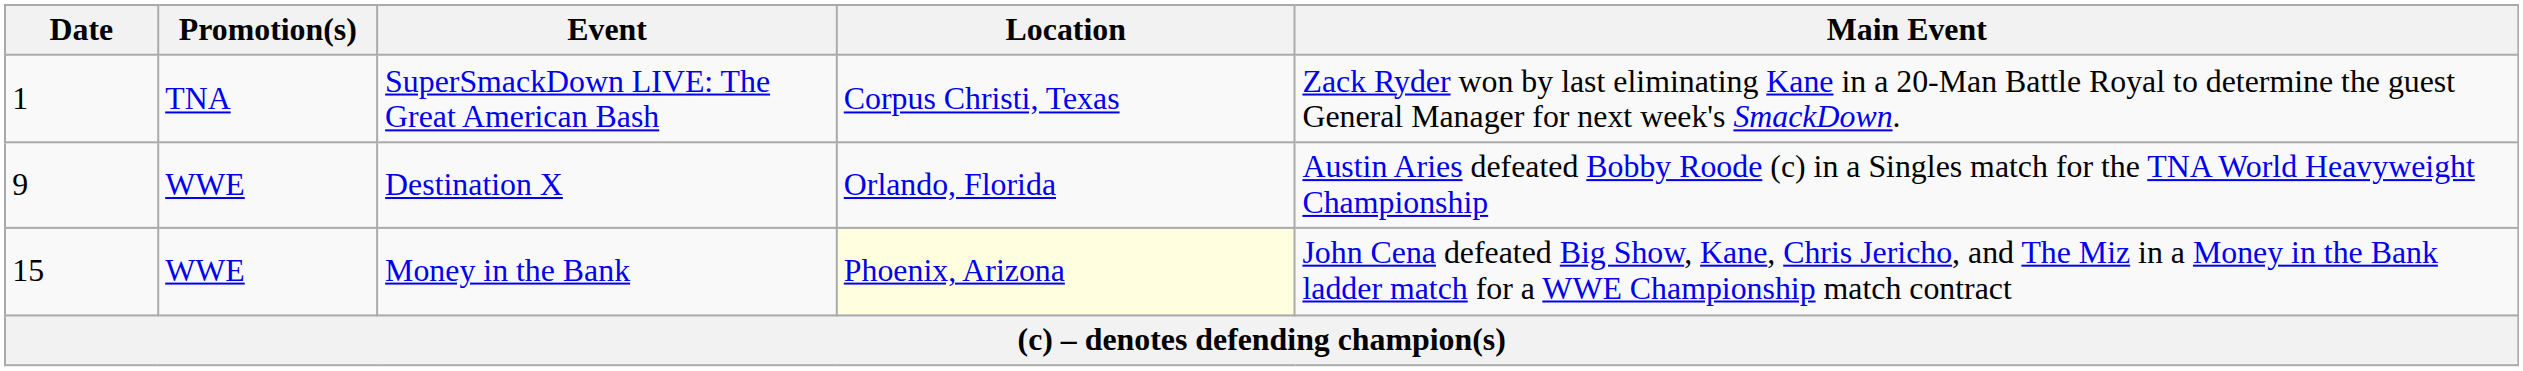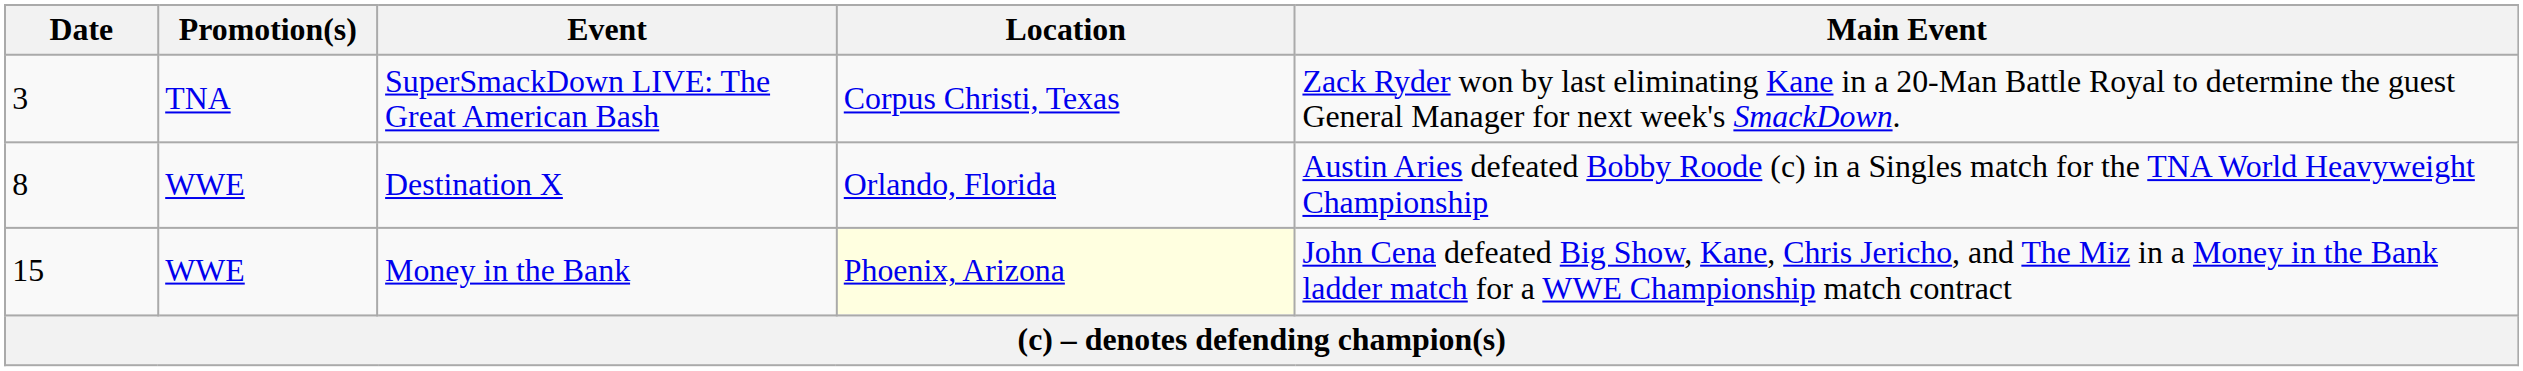(20, 98) 1 -> (20, 98) 3
(20, 184) 9 -> (20, 184) 8
